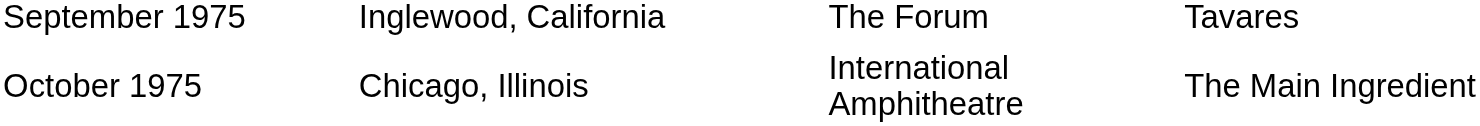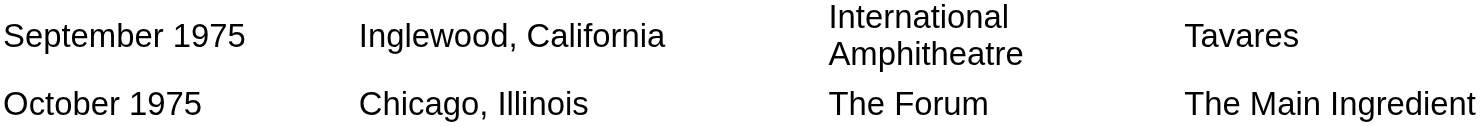(909, 17) The Forum -> (926, 35) International Amphitheatre
(926, 85) International Amphitheatre -> (909, 104) The Forum
